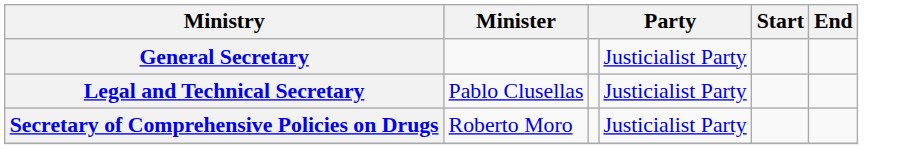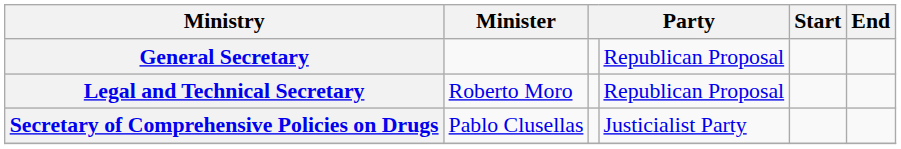(675, 56) Justicialist Party -> (694, 56) Republican Proposal
(516, 90) Pablo Clusellas -> (511, 90) Roberto Moro
(675, 90) Justicialist Party -> (694, 90) Republican Proposal
(511, 125) Roberto Moro -> (516, 125) Pablo Clusellas
